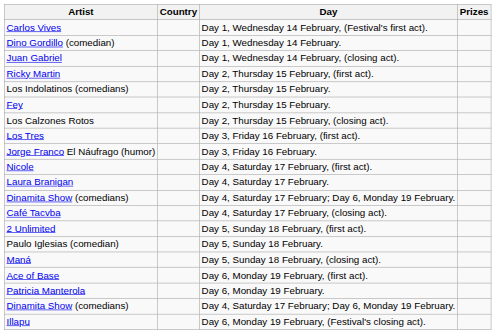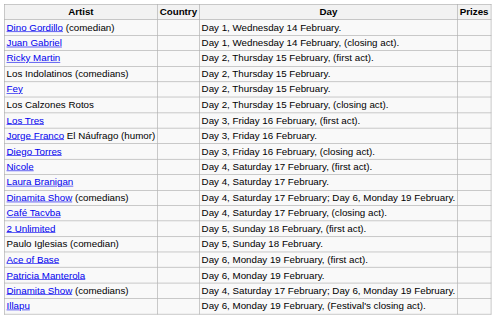- row: (34, 27)
+ row: (34, 151)
- row: (19, 259)
